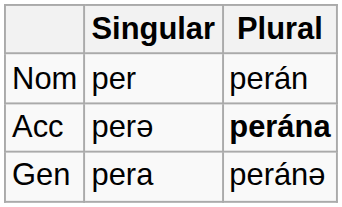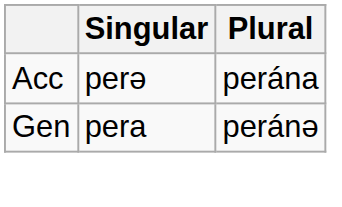- row: (45, 77)
(280, 126) bold -> (271, 77) normal
